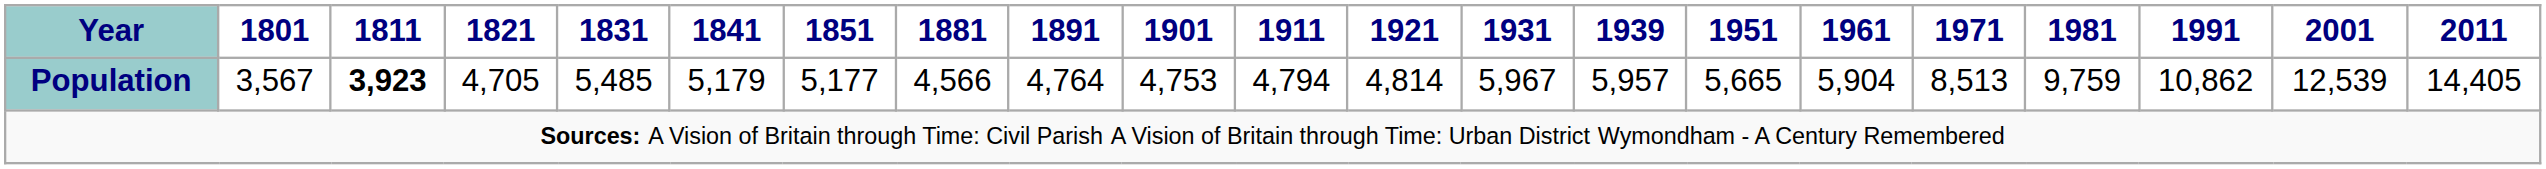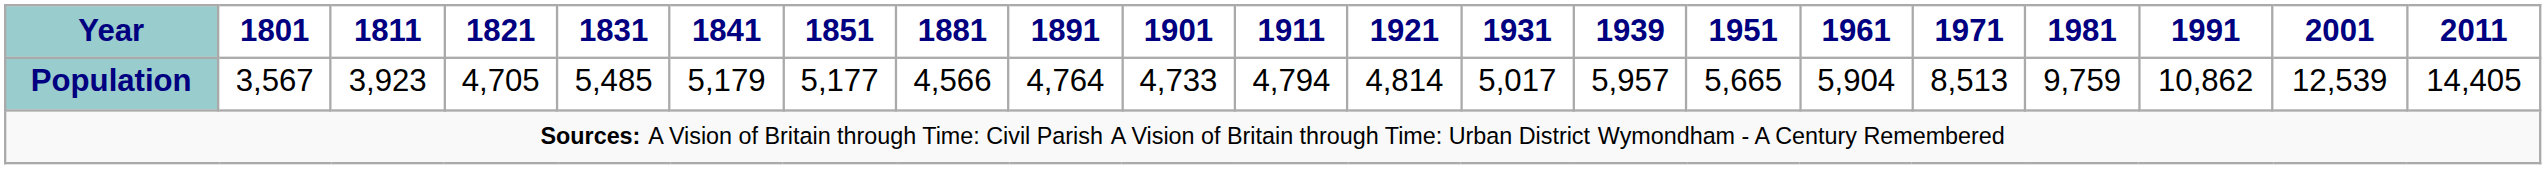(388, 81) bold -> (388, 81) normal
(1178, 81) 4,753 -> (1178, 81) 4,733
(1517, 81) 5,967 -> (1517, 81) 5,017
